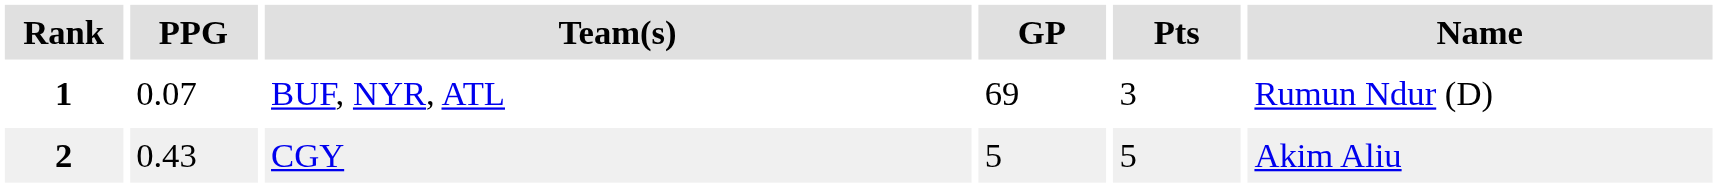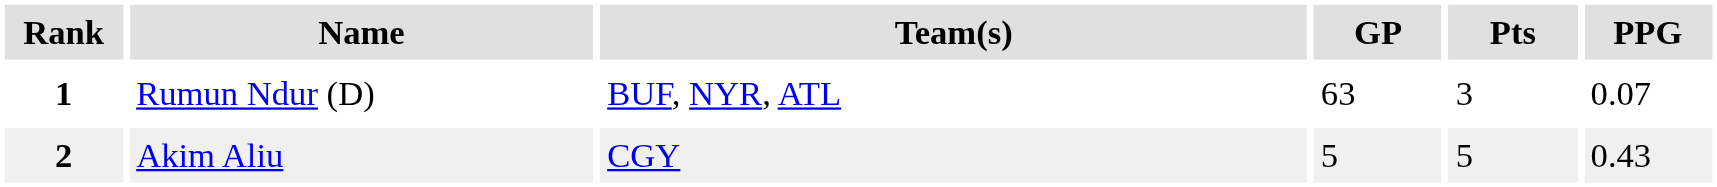columns swapped: (1480, 31) <-> (193, 31)
(1002, 93) 69 -> (1338, 93) 63
